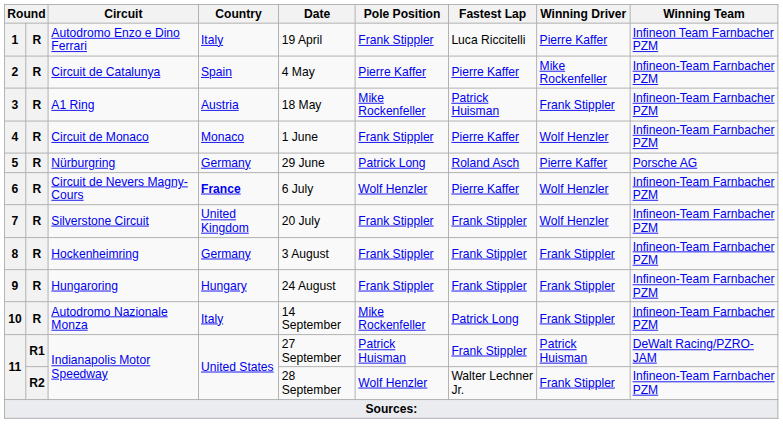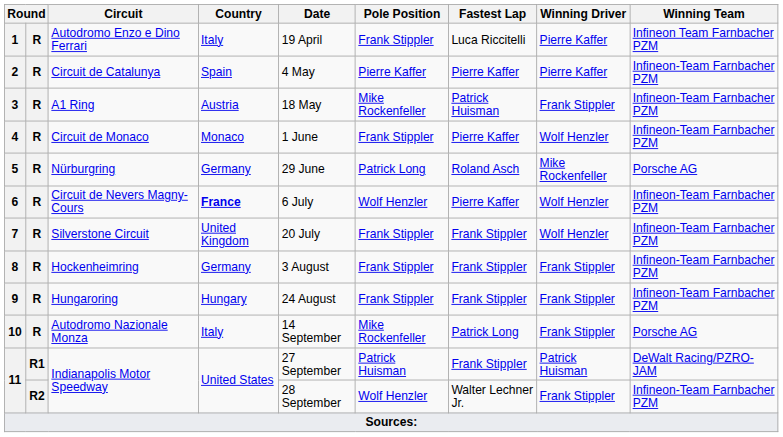(573, 72) Mike Rockenfeller -> (573, 72) Pierre Kaffer
(573, 162) Pierre Kaffer -> (573, 169) Mike Rockenfeller
(704, 318) Infineon-Team Farnbacher PZM -> (665, 331) Porsche AG
